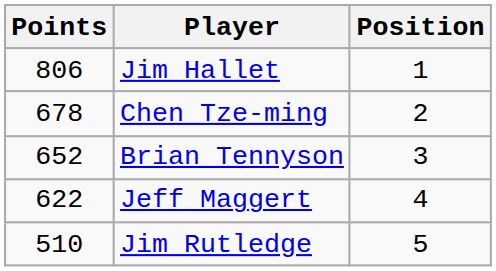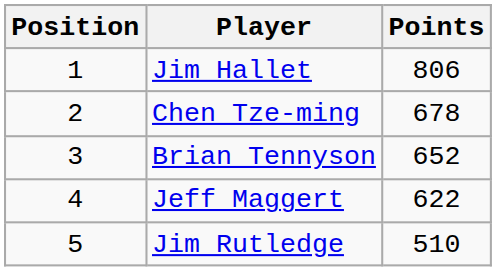columns swapped: (421, 27) <-> (59, 27)
